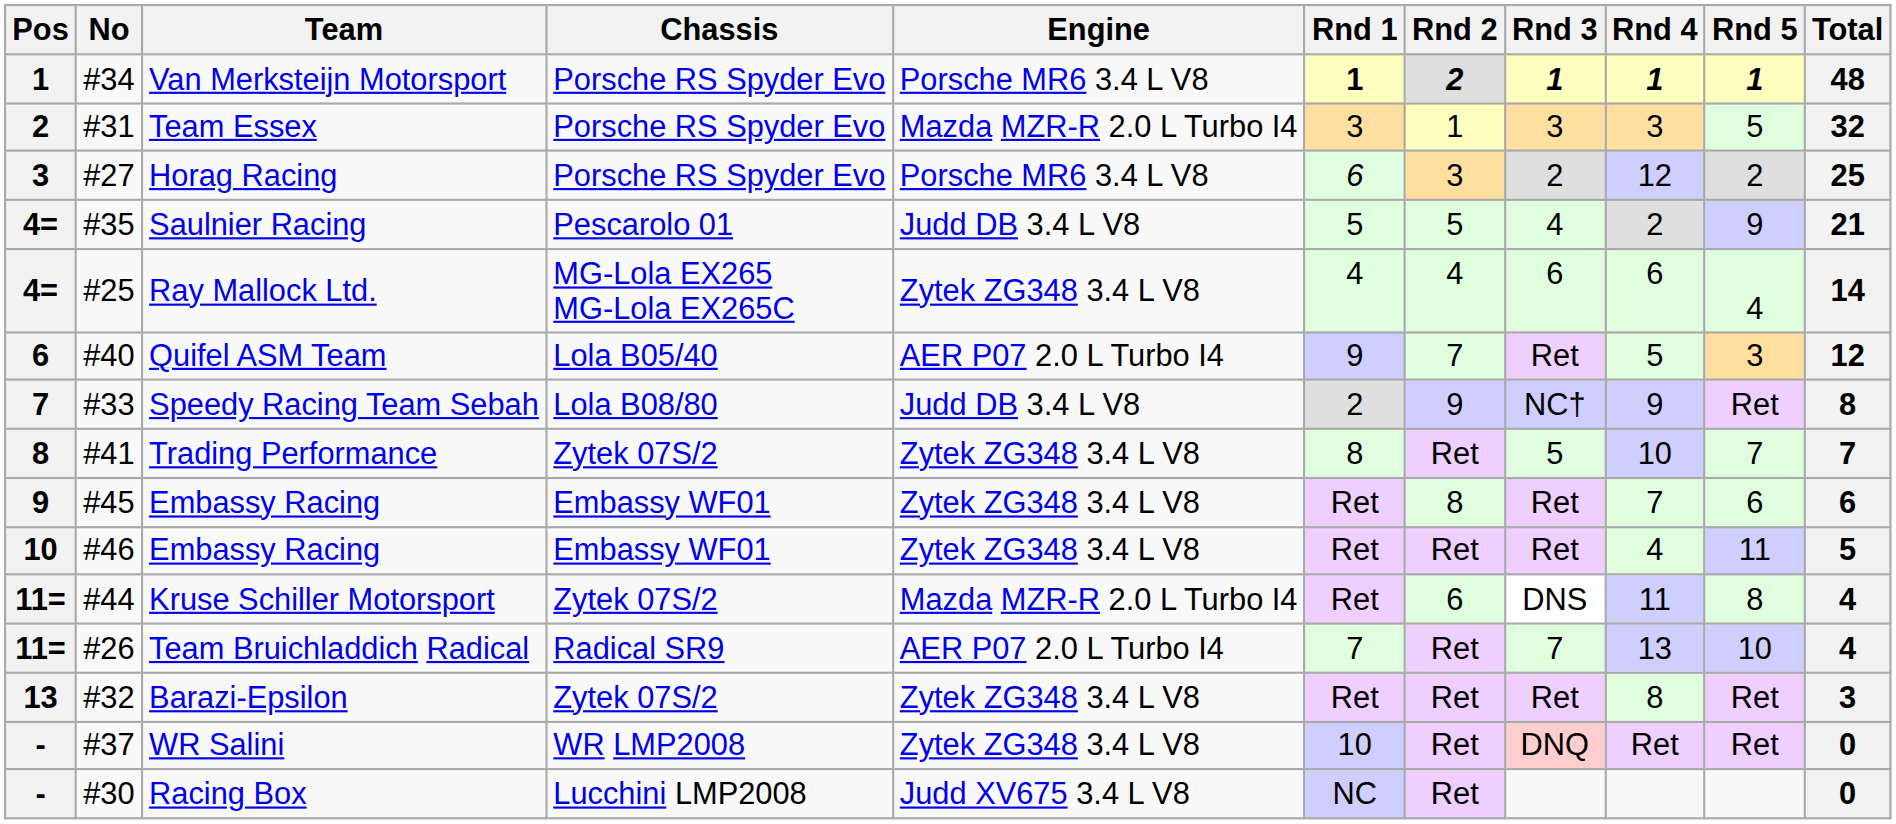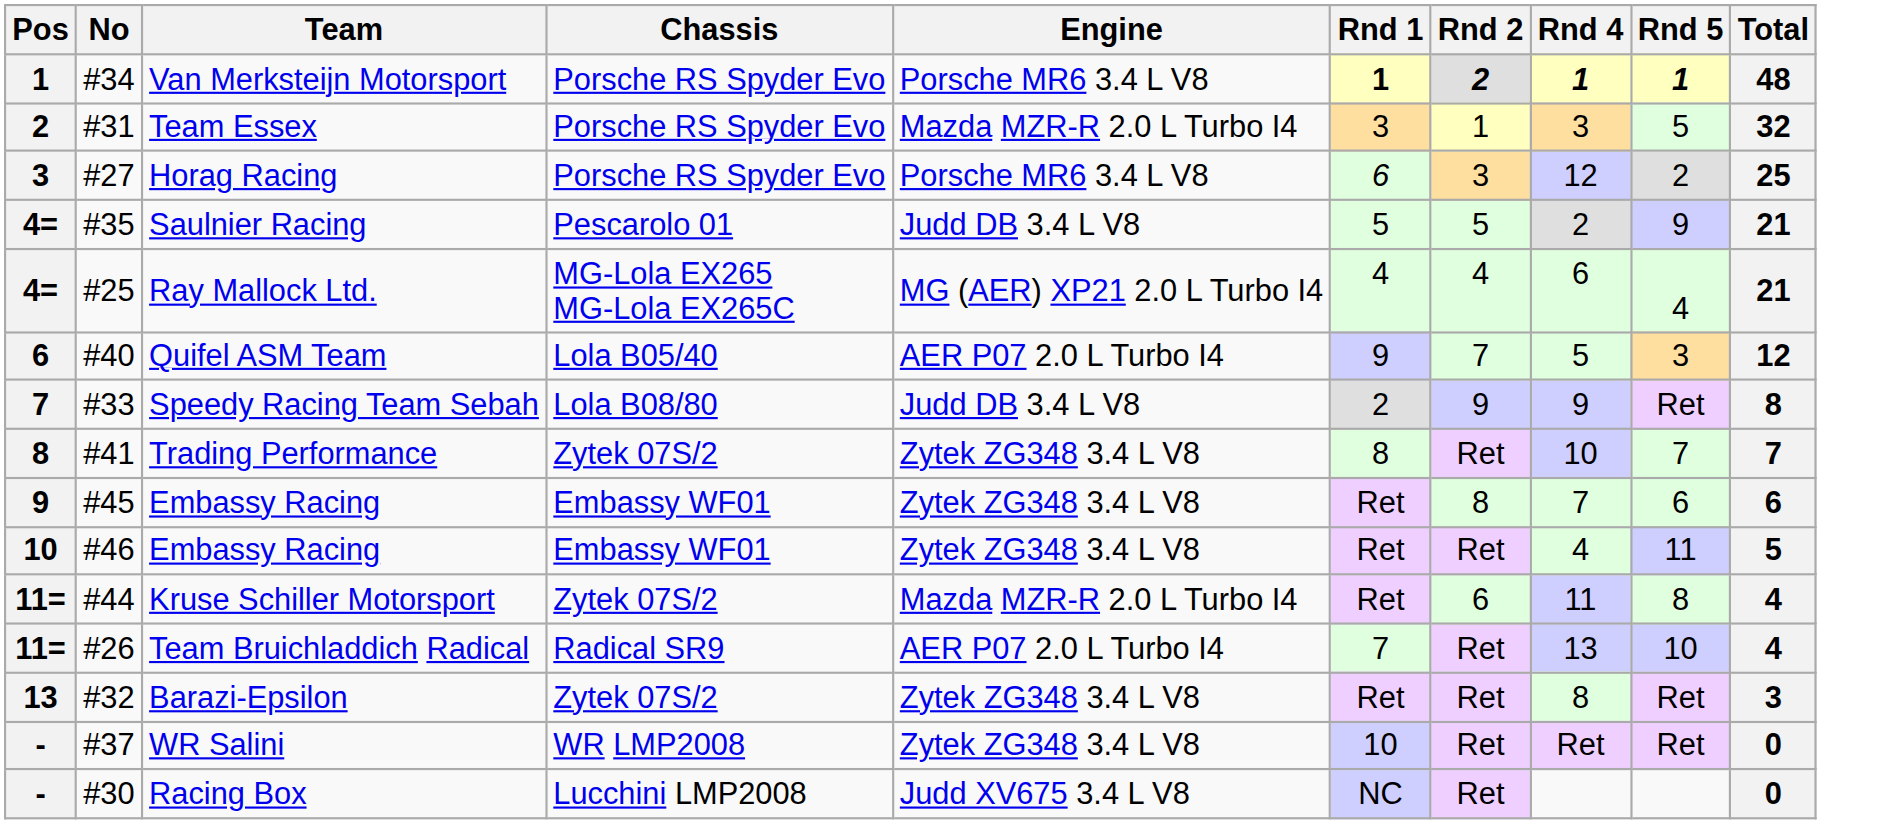- column: (1555, 30)
(1050, 290) Zytek ZG348 3.4 L V8 -> (1112, 290) MG (AER) XP21 2.0 L Turbo I4
(1848, 290) 14 -> (1773, 290) 21
